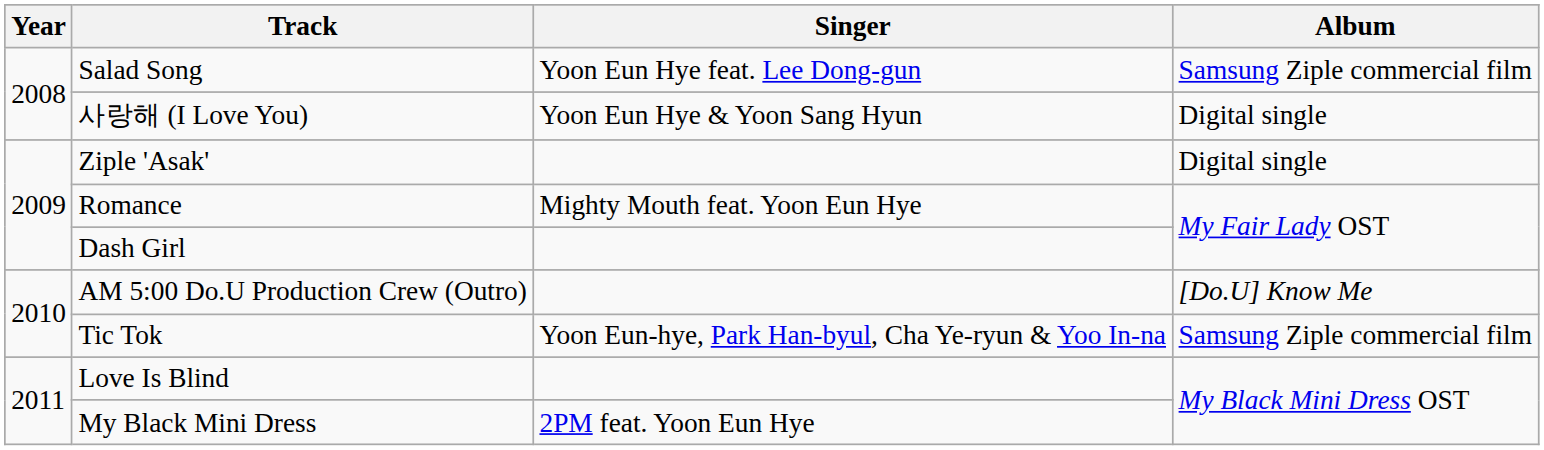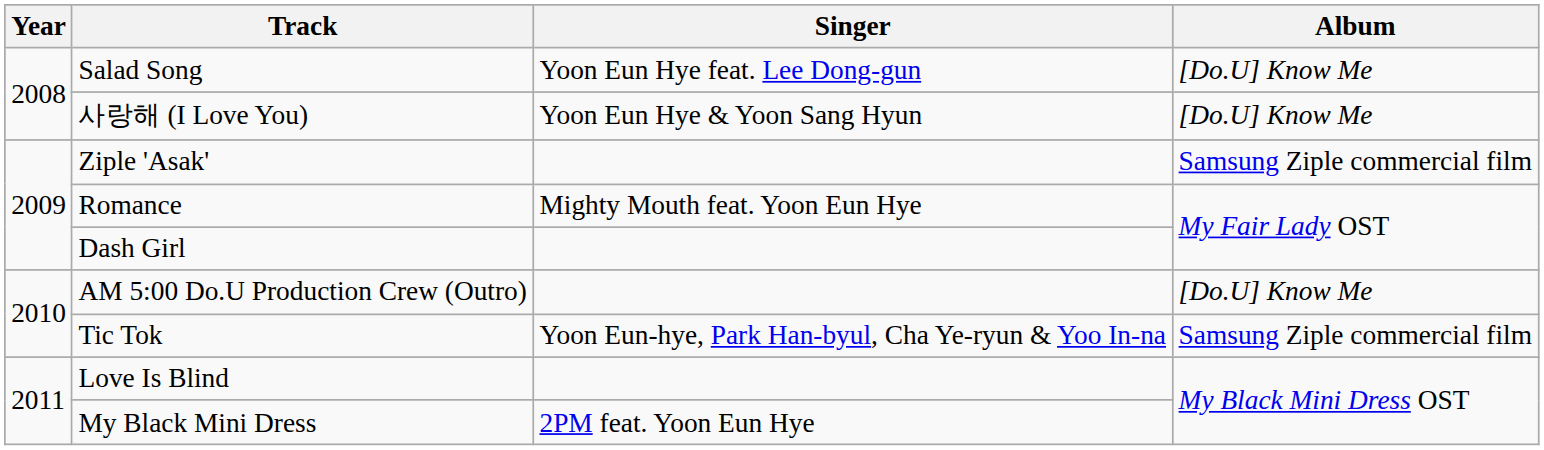(1355, 69) Samsung Ziple commercial film -> (1276, 69) [Do.U] Know Me
(1253, 115) Digital single -> (1276, 115) [Do.U] Know Me
(1253, 161) Digital single -> (1355, 161) Samsung Ziple commercial film
